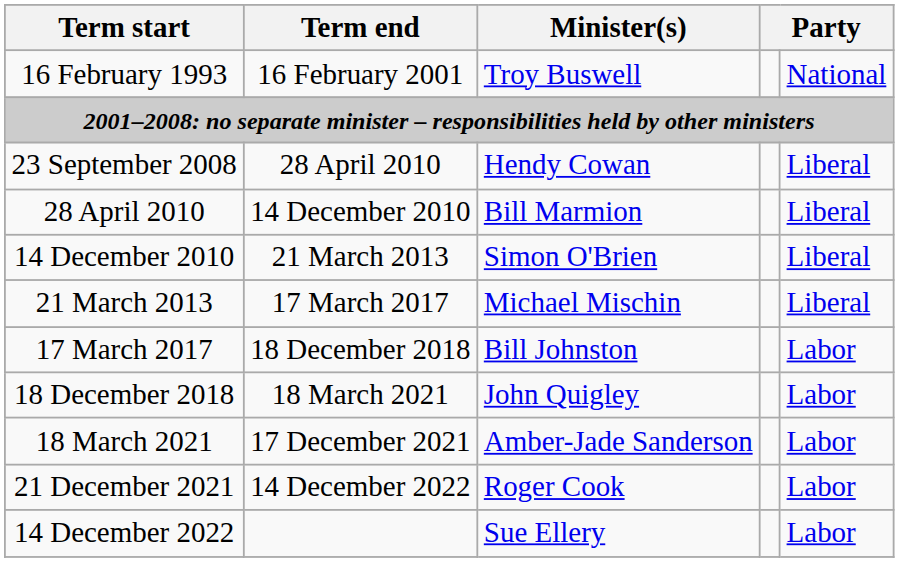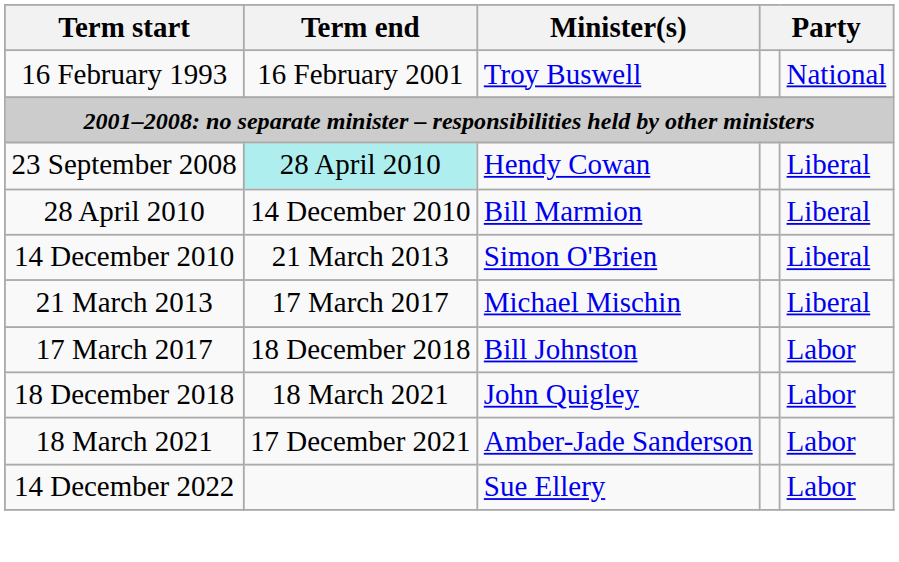(360, 165) no background -> (360, 165) paleturquoise background
- row: (124, 486)
